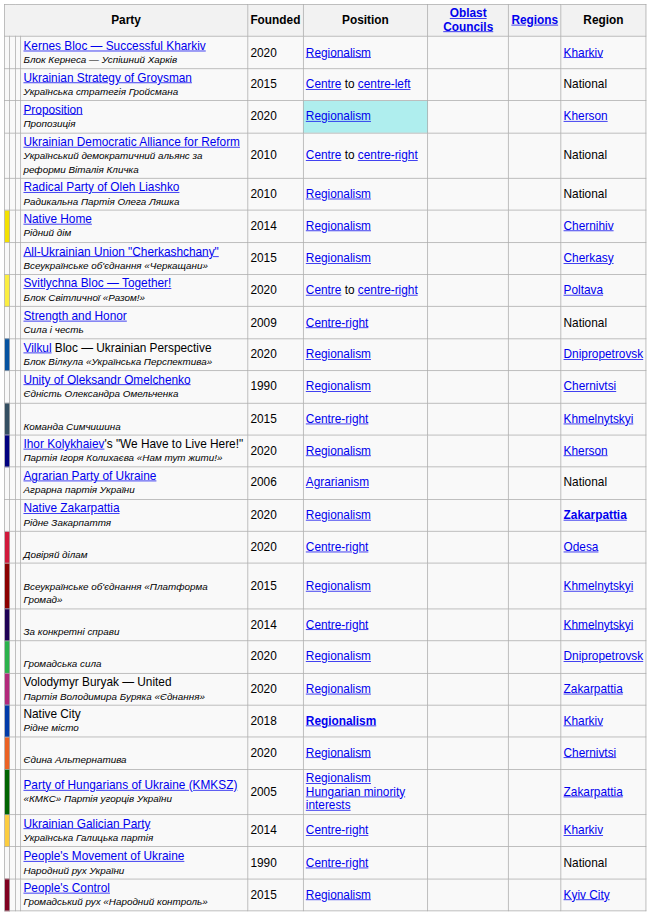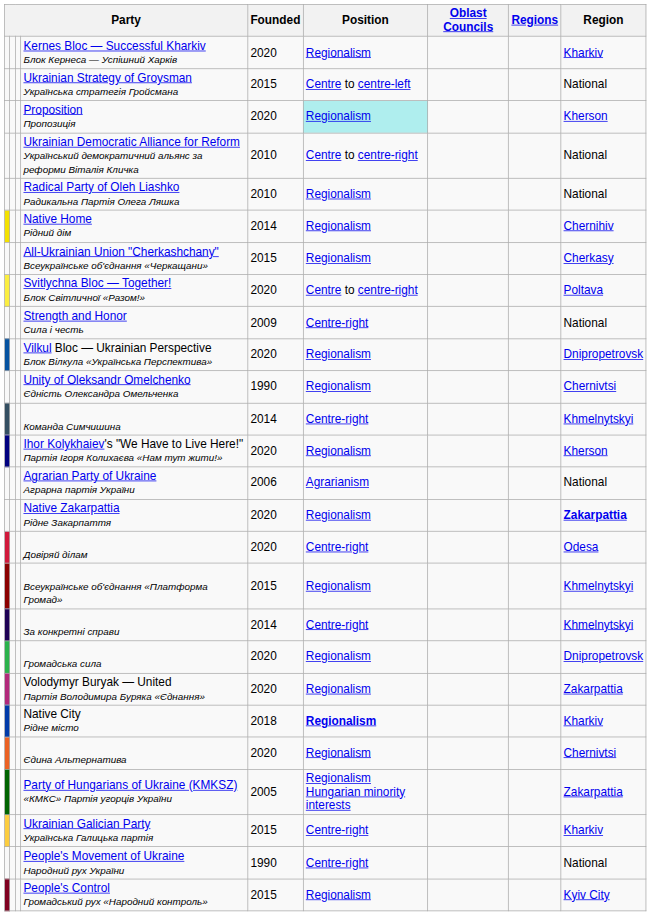(264, 419) 2015 -> (264, 419) 2014
(264, 830) 2014 -> (264, 830) 2015
